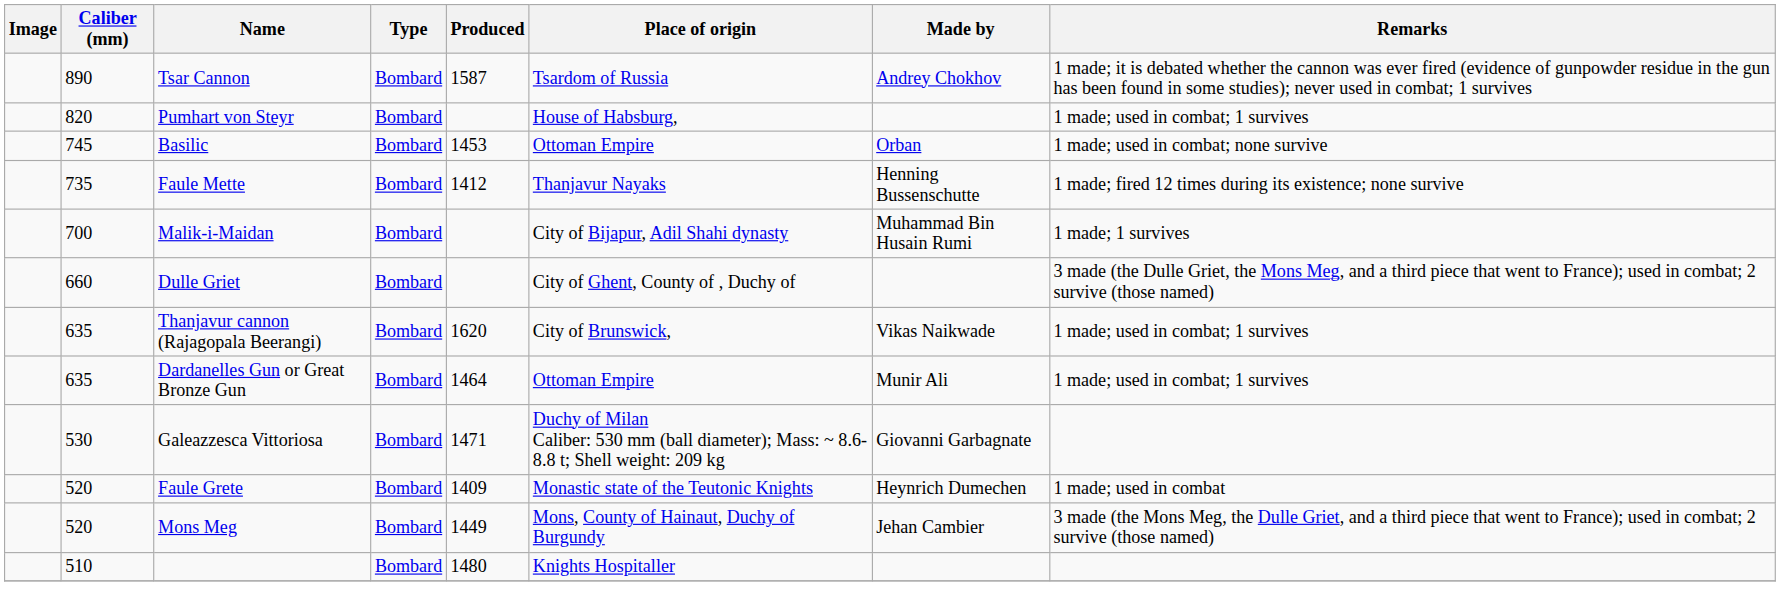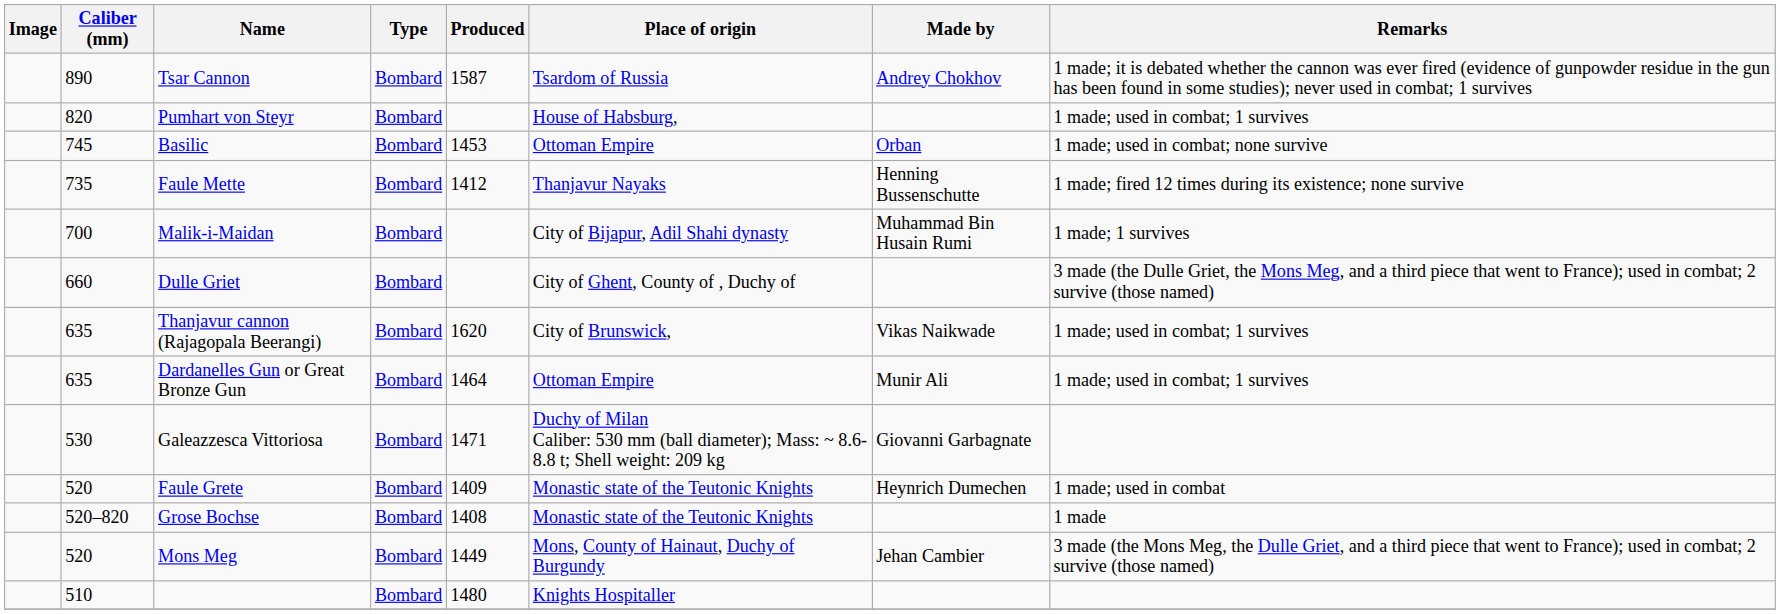+ row: (97, 517)
